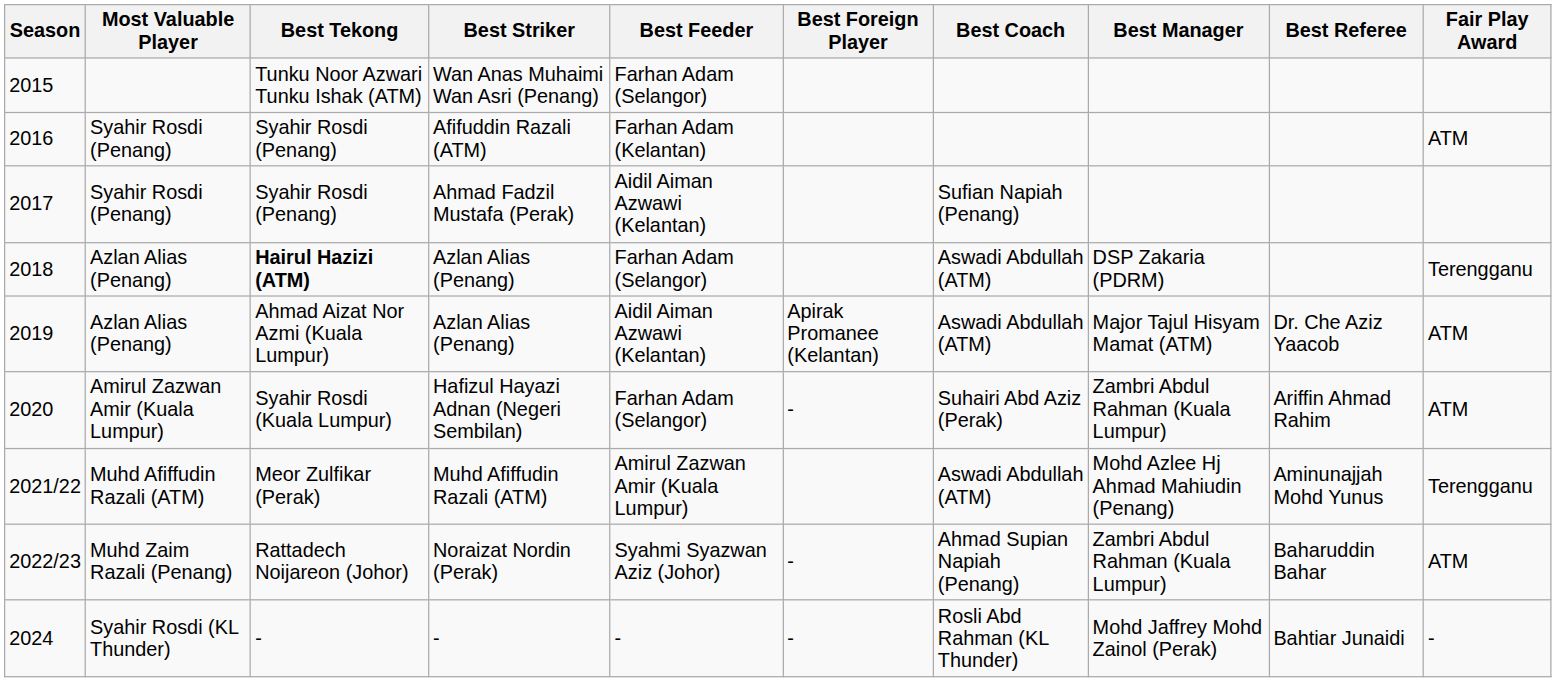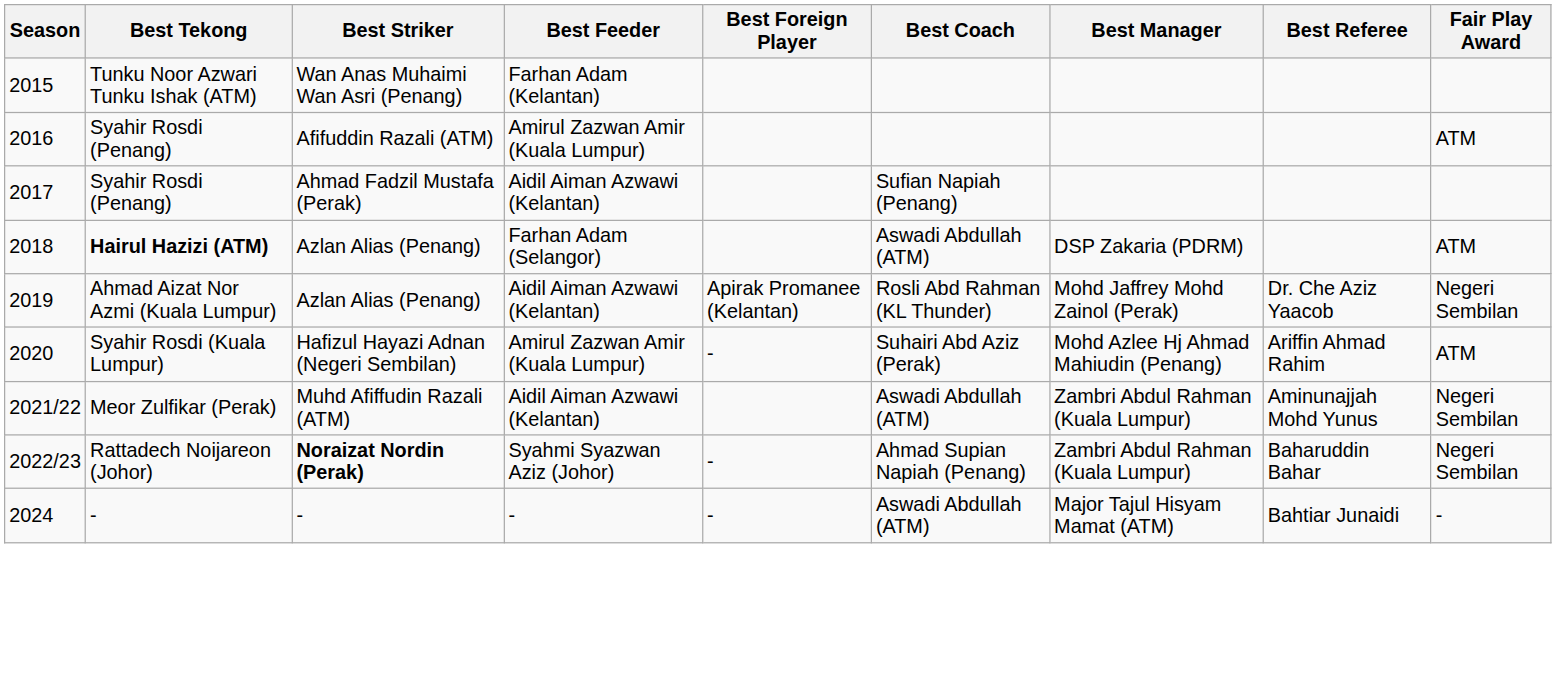- column: (168, 31)
(674, 85) Farhan Adam (Selangor) -> (568, 85) Farhan Adam (Kelantan)
(674, 138) Farhan Adam (Kelantan) -> (597, 138) Amirul Zazwan Amir (Kuala Lumpur)
(1480, 268) Terengganu -> (1456, 246) ATM
(1011, 333) Aswadi Abdullah (ATM) -> (958, 300) Rosli Abd Rahman (KL Thunder)
(1176, 333) Major Tajul Hisyam Mamat (ATM) -> (1139, 300) Mohd Jaffrey Mohd Zainol (Perak)
(1448, 333) ATM -> (1477, 300) Negeri Sembilan
(674, 409) Farhan Adam (Selangor) -> (597, 354) Amirul Zazwan Amir (Kuala Lumpur)
(1162, 409) Zambri Abdul Rahman (Kuala Lumpur) -> (1152, 354) Mohd Azlee Hj Ahmad Mahiudin (Penang)
(680, 486) Amirul Zazwan Amir (Kuala Lumpur) -> (593, 407) Aidil Aiman Azwawi (Kelantan)
(1167, 486) Mohd Azlee Hj Ahmad Mahiudin (Penang) -> (1153, 407) Zambri Abdul Rahman (Kuala Lumpur)
(1480, 486) Terengganu -> (1477, 407) Negeri Sembilan
(502, 562) normal -> (370, 461) bold
(1448, 562) ATM -> (1477, 461) Negeri Sembilan
(994, 638) Rosli Abd Rahman (KL Thunder) -> (949, 515) Aswadi Abdullah (ATM)
(1177, 638) Mohd Jaffrey Mohd Zainol (Perak) -> (1138, 515) Major Tajul Hisyam Mamat (ATM)
